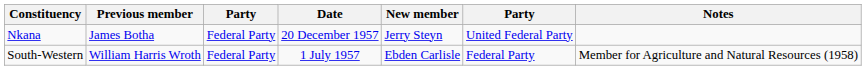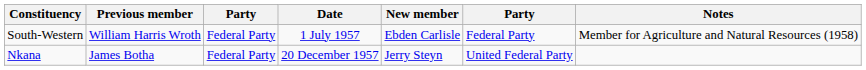rows swapped: (45, 55) <-> (24, 34)
